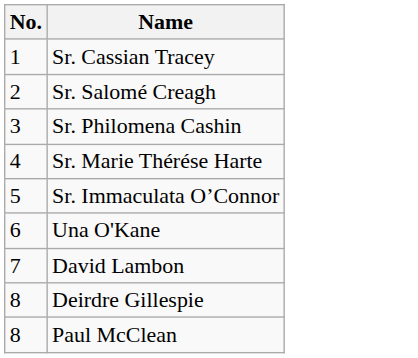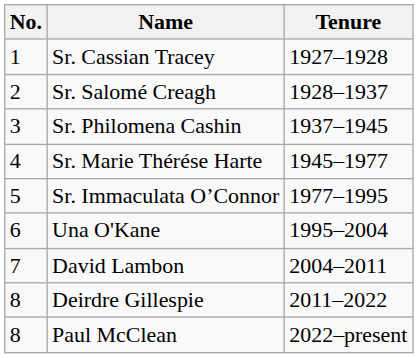+ column: (348, 21)
